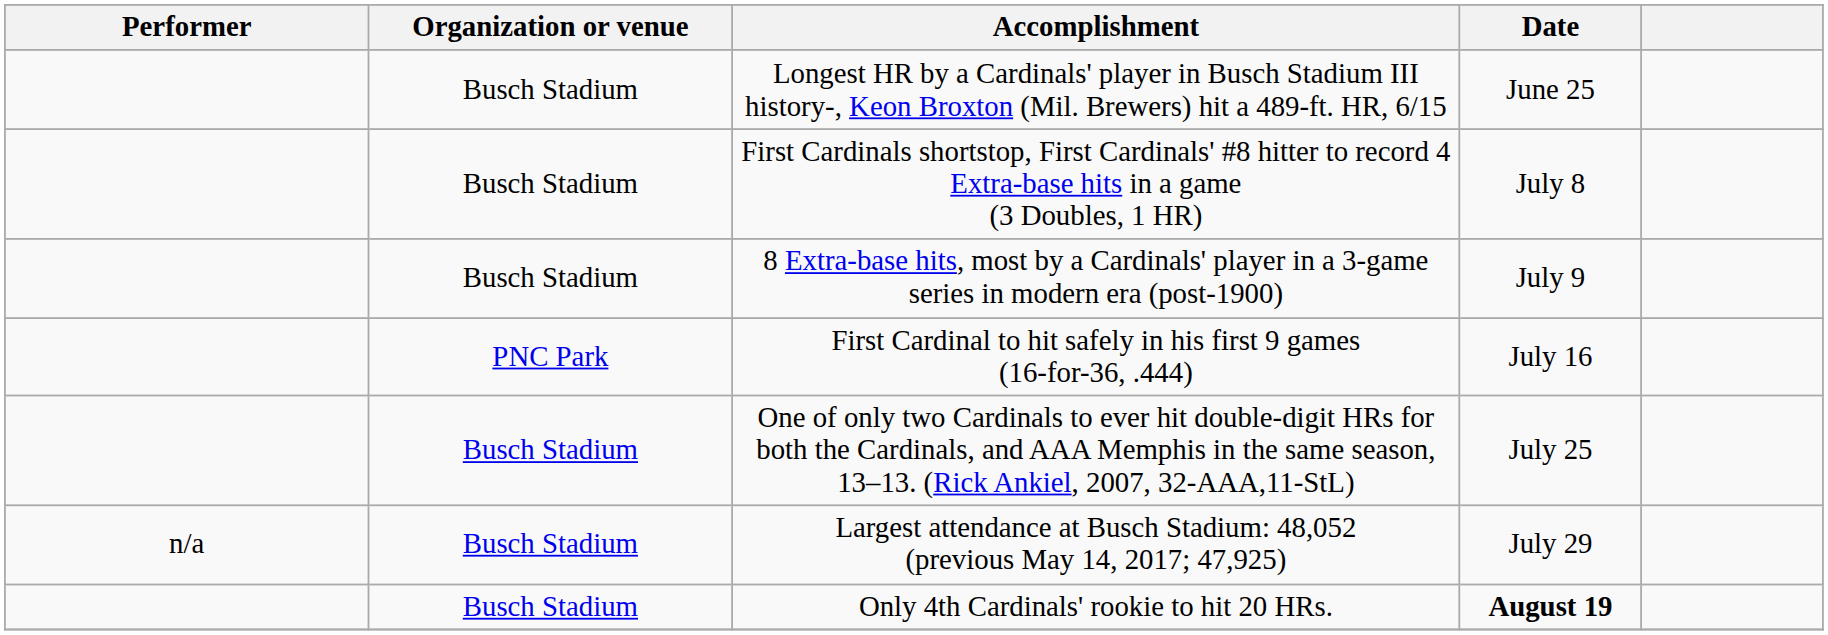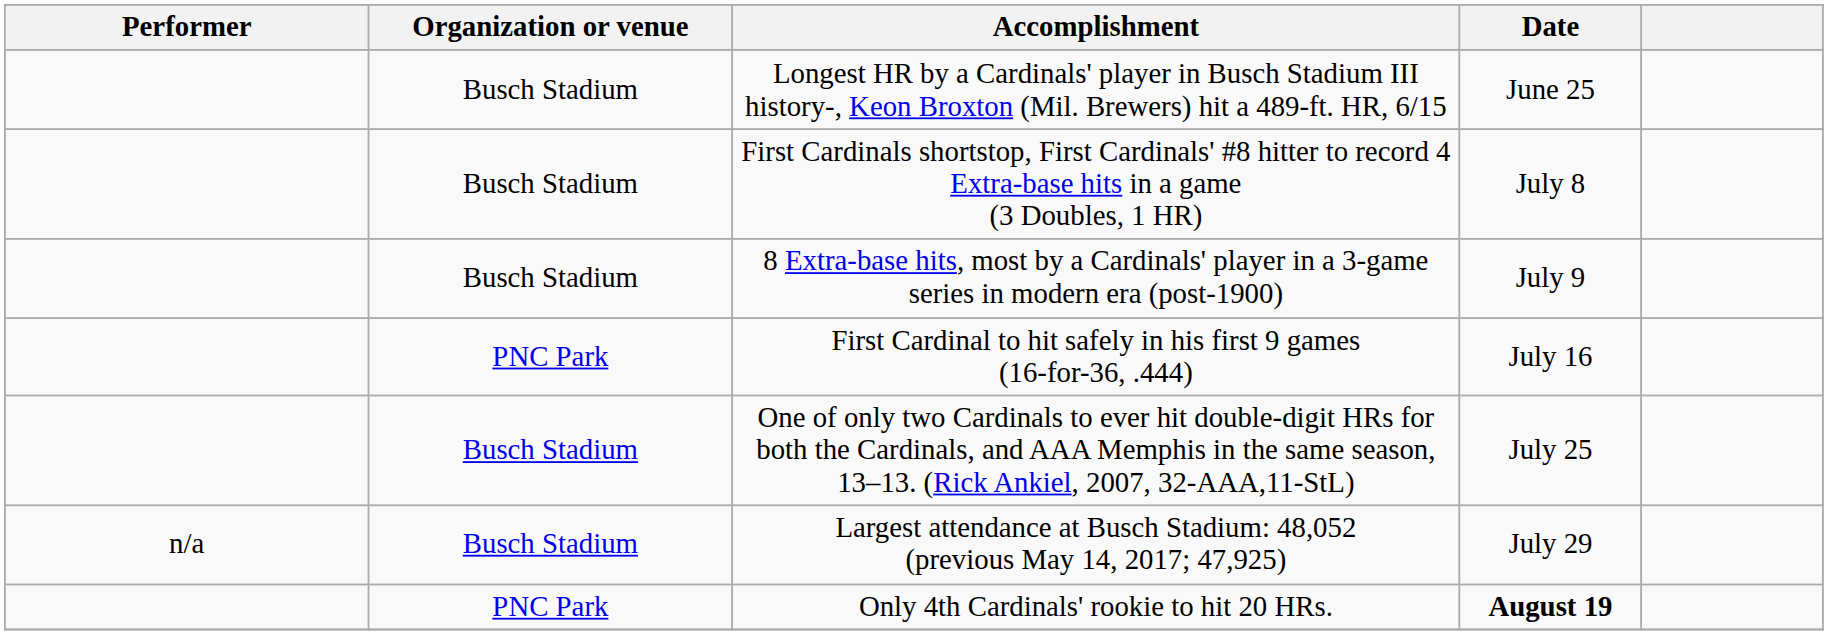(550, 606) Busch Stadium -> (550, 606) PNC Park
